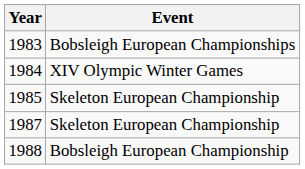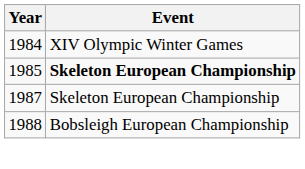- row: (25, 44)
(165, 97) normal -> (173, 71) bold
